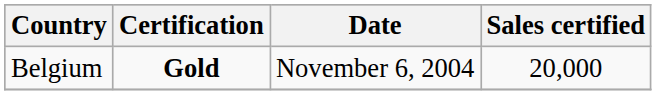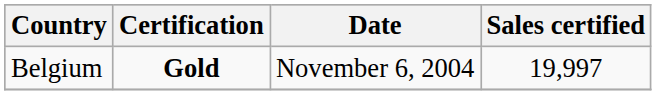(566, 67) 20,000 -> (566, 67) 19,997
